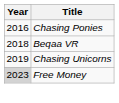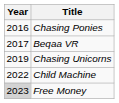(18, 43) 2018 -> (18, 43) 2017
+ row: (65, 75)
